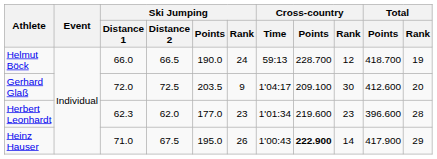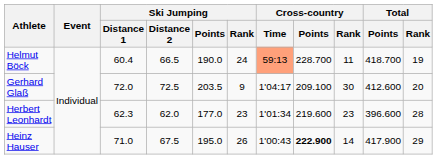(123, 61) 66.0 -> (123, 61) 60.4
(275, 61) no background -> (275, 61) lightsalmon background
(348, 61) 12 -> (348, 61) 11
